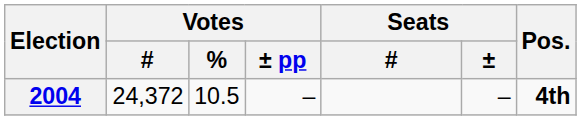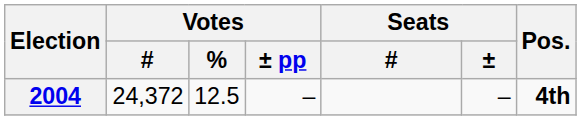(217, 96) 10.5 -> (217, 96) 12.5
